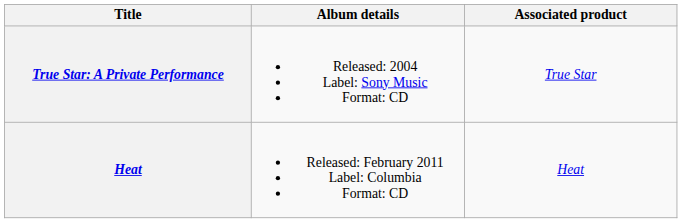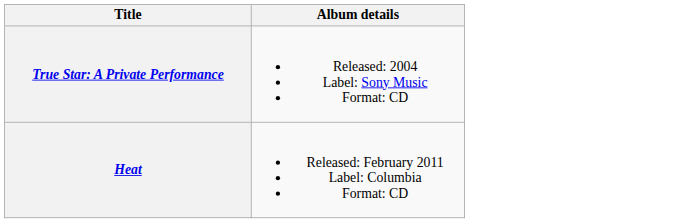- column: (571, 15)
